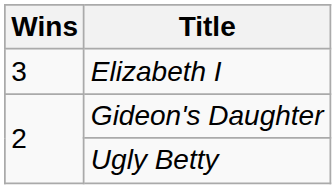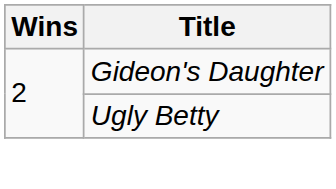- row: (156, 71)
